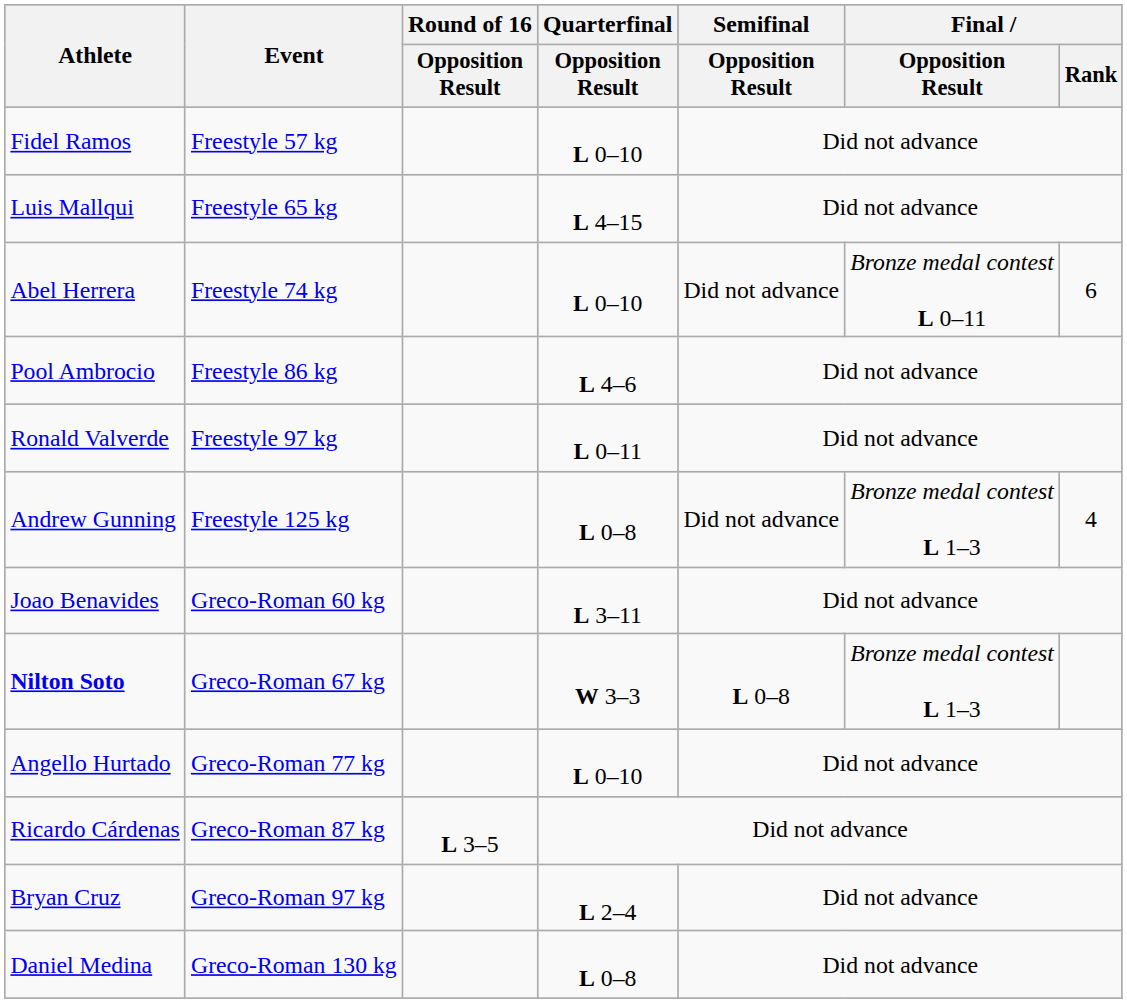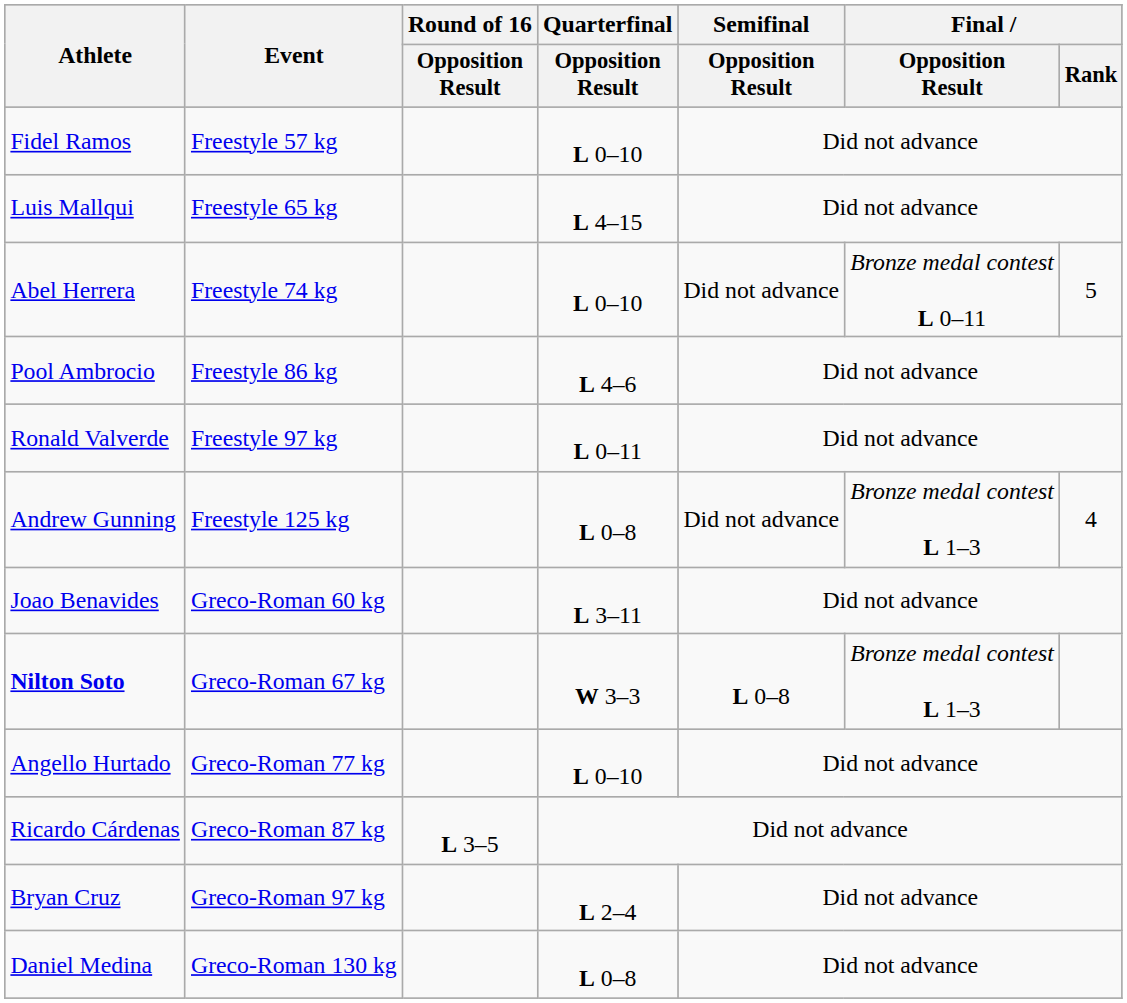(1091, 289) 6 -> (1091, 289) 5
